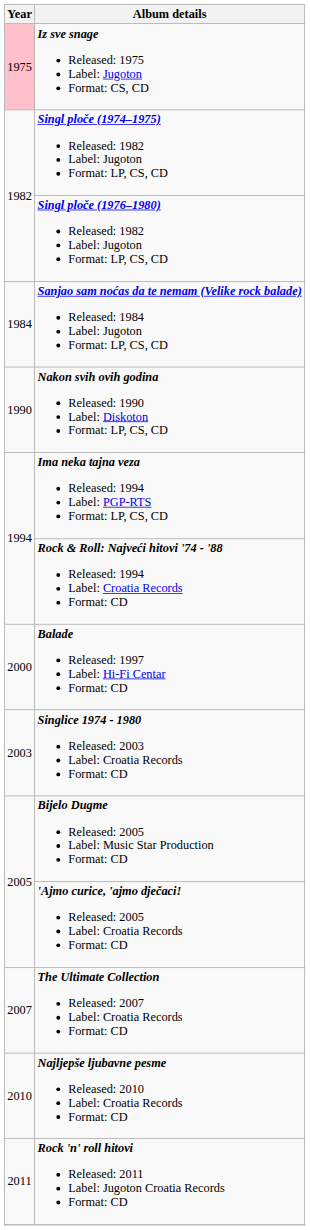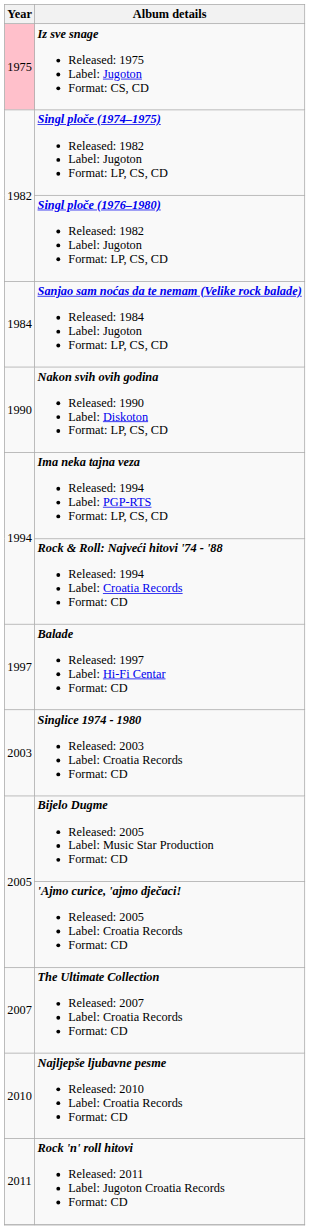(20, 667) 2000 -> (20, 667) 1997
